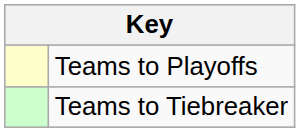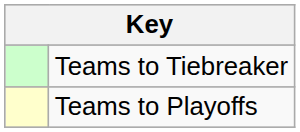rows swapped: (156, 65) <-> (172, 106)
